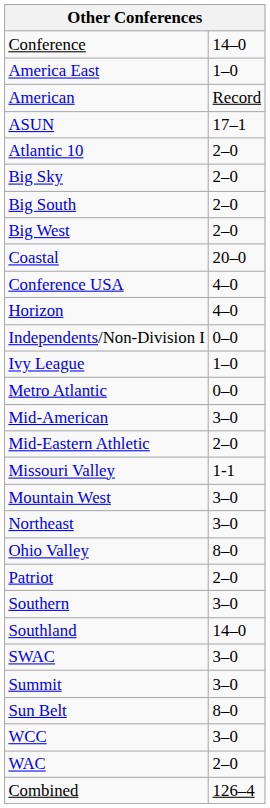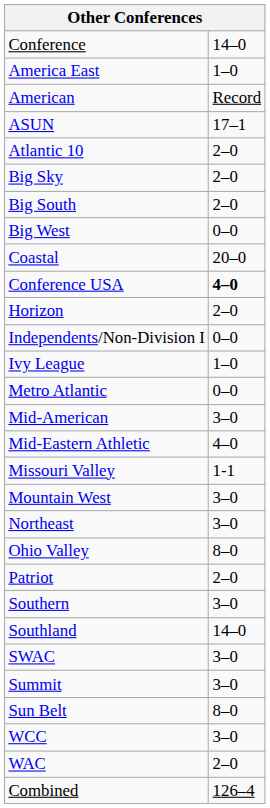(225, 230) 2–0 -> (225, 230) 0–0
(225, 284) normal -> (225, 284) bold
(225, 310) 4–0 -> (225, 310) 2–0
(225, 444) 2–0 -> (225, 444) 4–0
